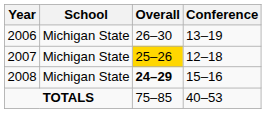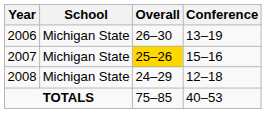(204, 56) 12–18 -> (204, 56) 15–16
(154, 77) bold -> (154, 77) normal
(204, 77) 15–16 -> (204, 77) 12–18
